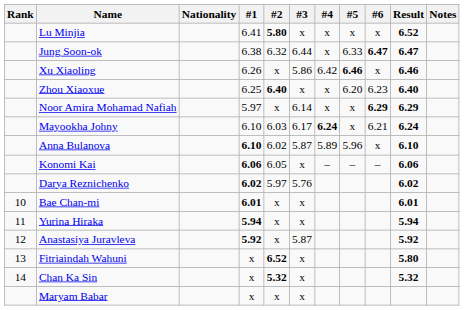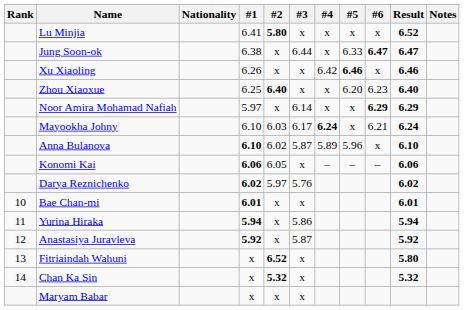(277, 51) 6.32 -> (277, 51) x
(302, 70) 5.86 -> (302, 70) x
(302, 220) x -> (302, 220) 5.86
